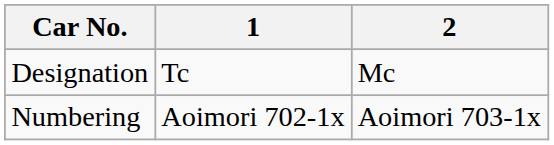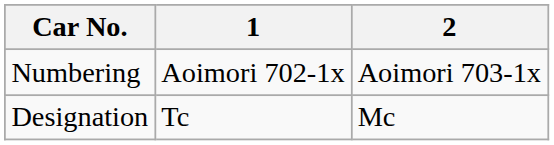rows swapped: (80, 71) <-> (76, 116)
